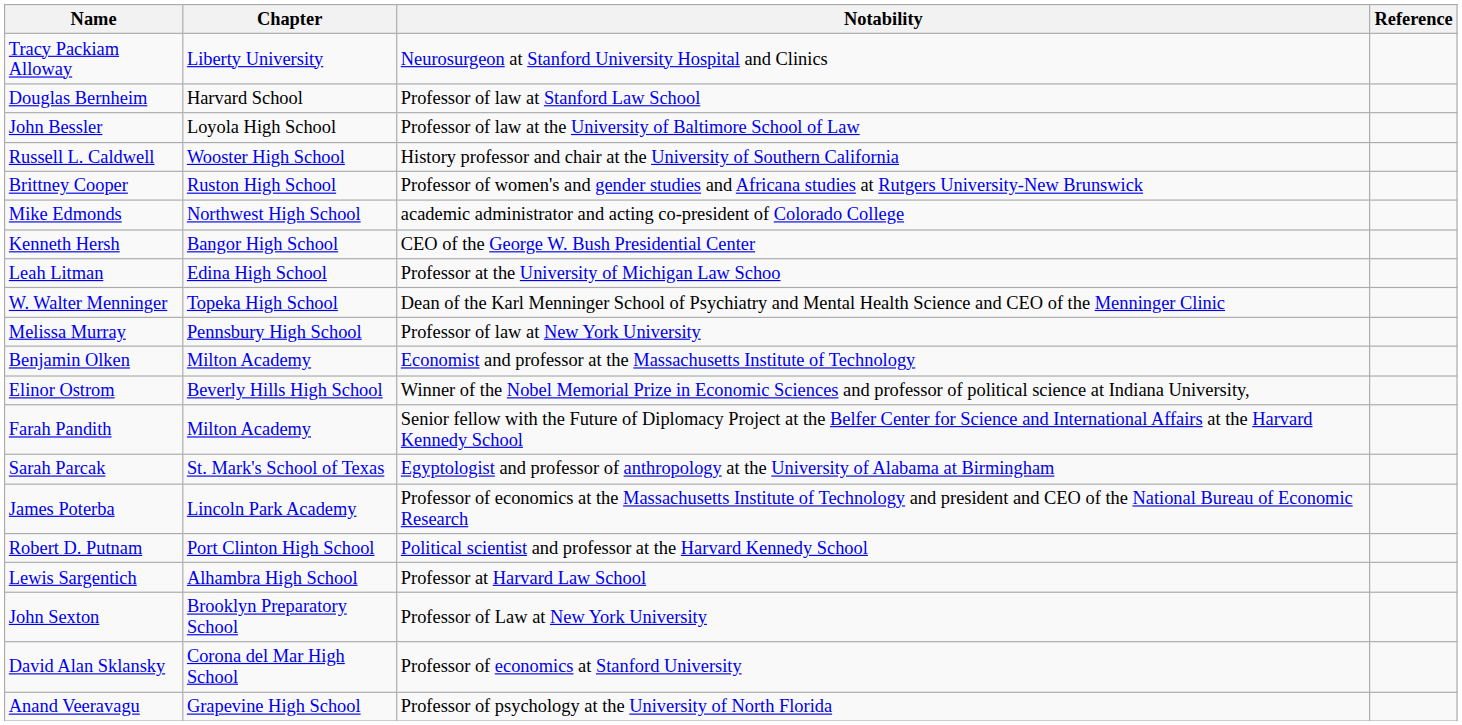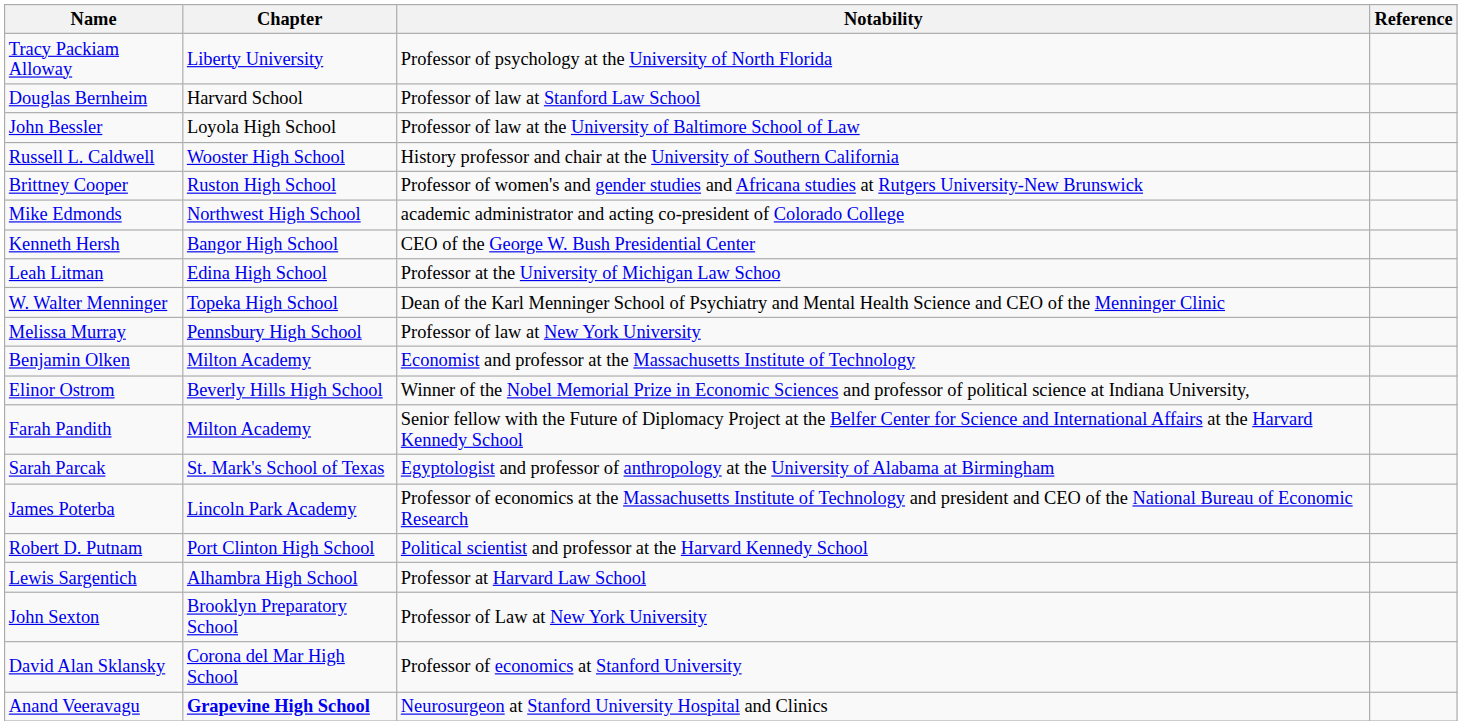(614, 58) Neurosurgeon at Stanford University Hospital and Clinics -> (616, 58) Professor of psychology at the University of North Florida
(274, 706) normal -> (278, 706) bold
(616, 706) Professor of psychology at the University of North Florida -> (614, 706) Neurosurgeon at Stanford University Hospital and Clinics
